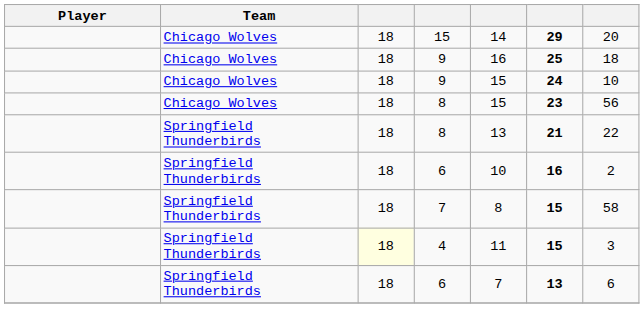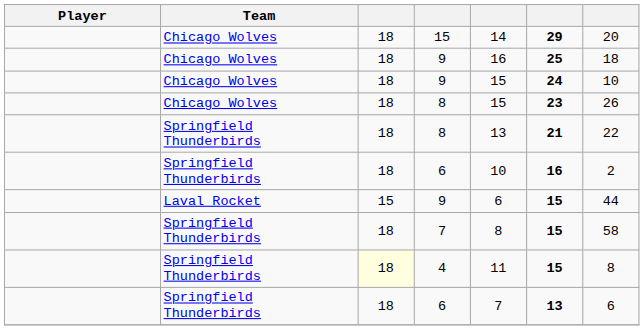(611, 104) 56 -> (611, 104) 26
+ row: (212, 201)
(611, 246) 3 -> (611, 268) 8
